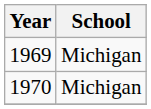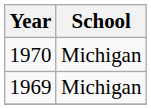rows swapped: (30, 54) <-> (30, 87)
